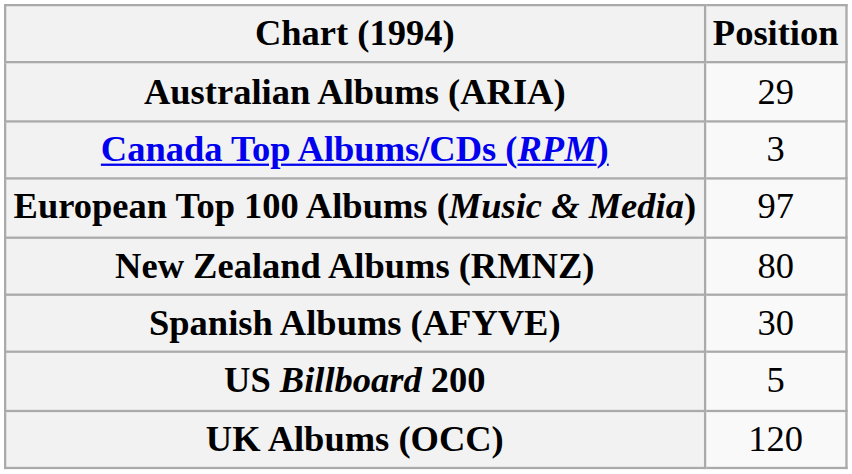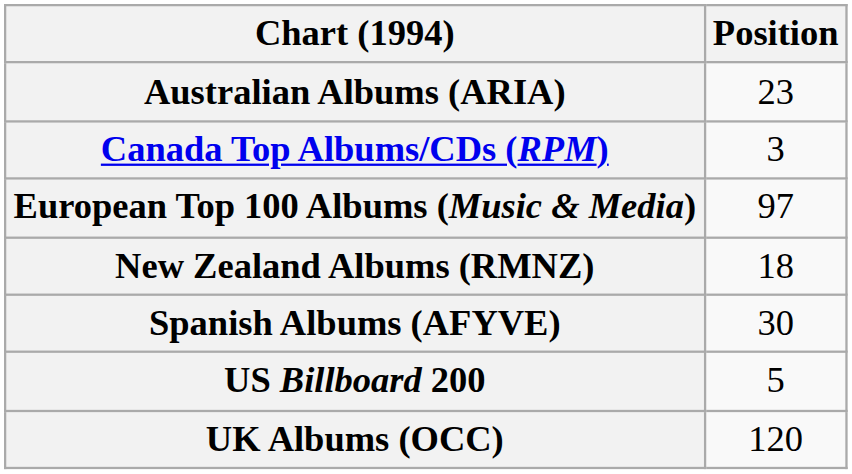(776, 91) 29 -> (776, 91) 23
(776, 264) 80 -> (776, 264) 18
